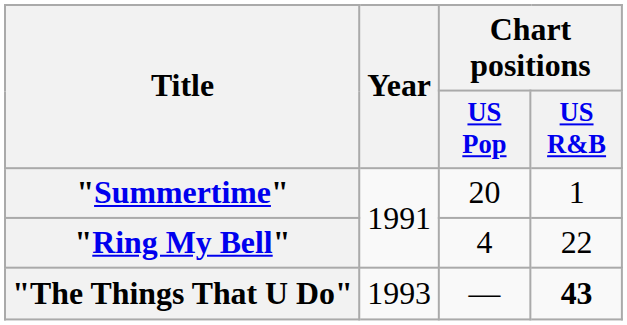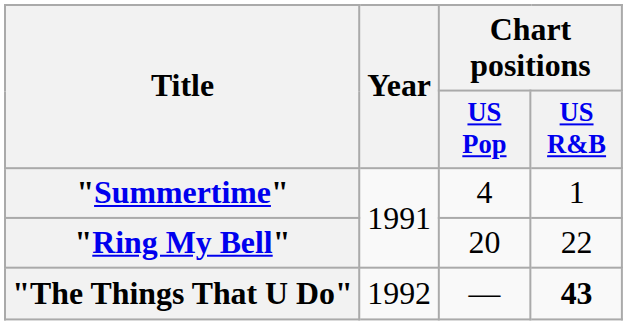(484, 192) 20 -> (484, 192) 4
(484, 242) 4 -> (484, 242) 20
(399, 293) 1993 -> (399, 293) 1992
